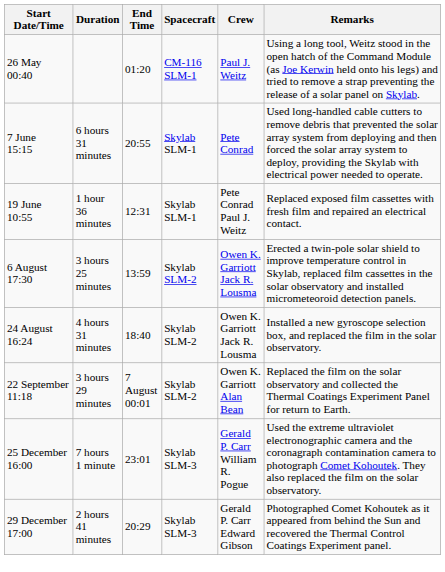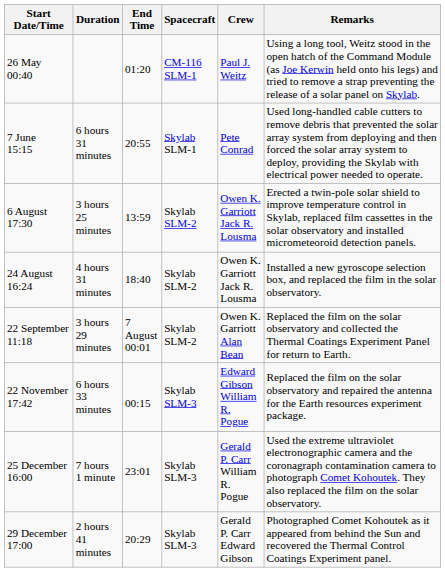- row: (24, 211)
+ row: (38, 397)
